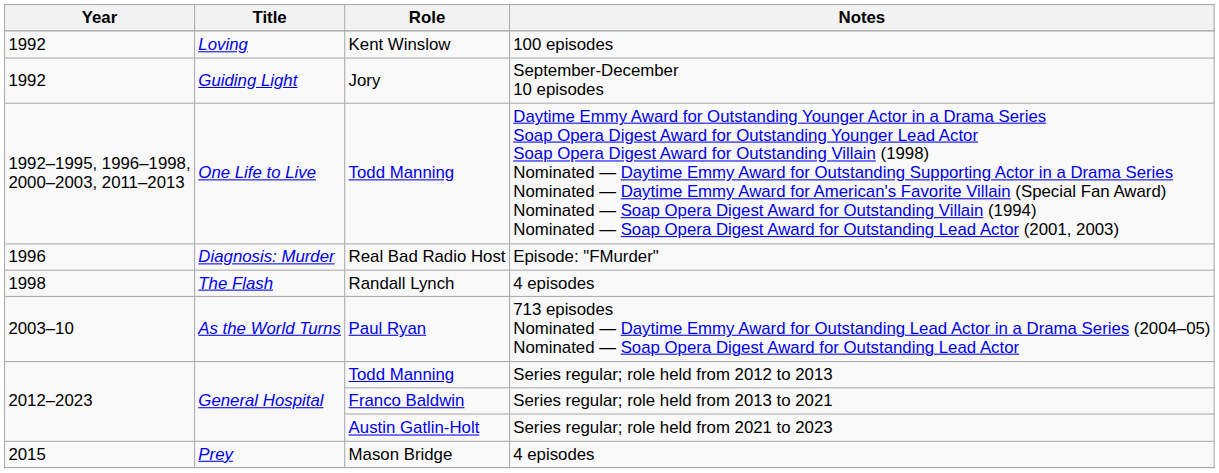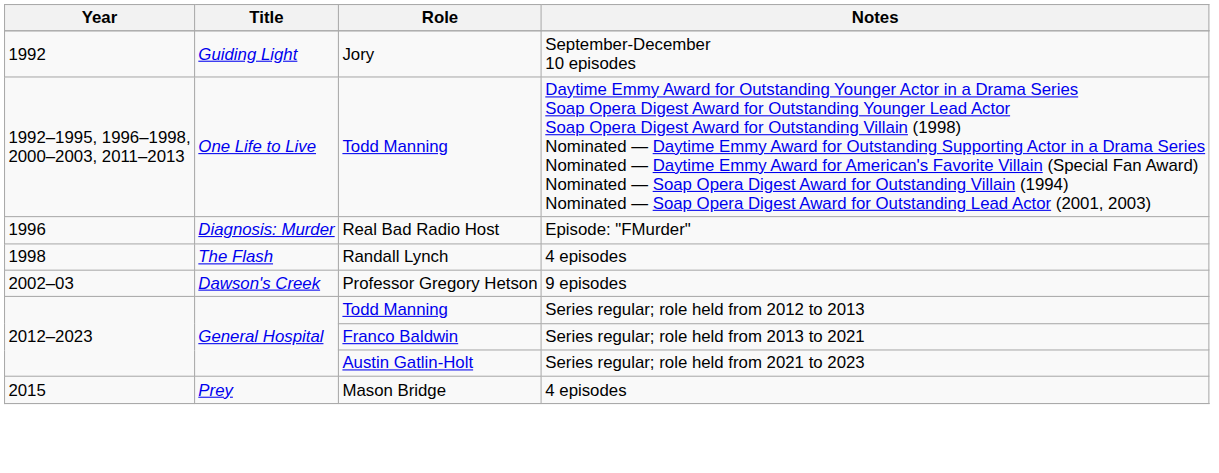- row: (399, 44)
+ row: (440, 283)
- row: (387, 328)
